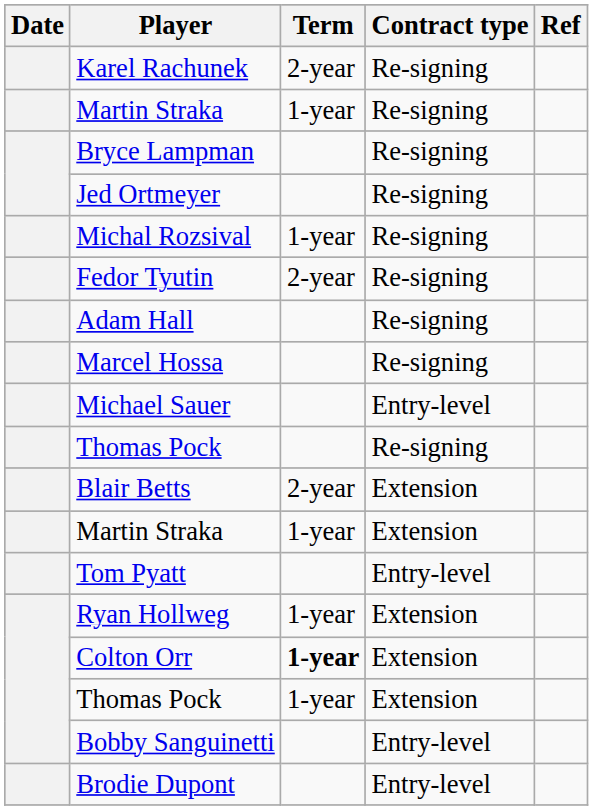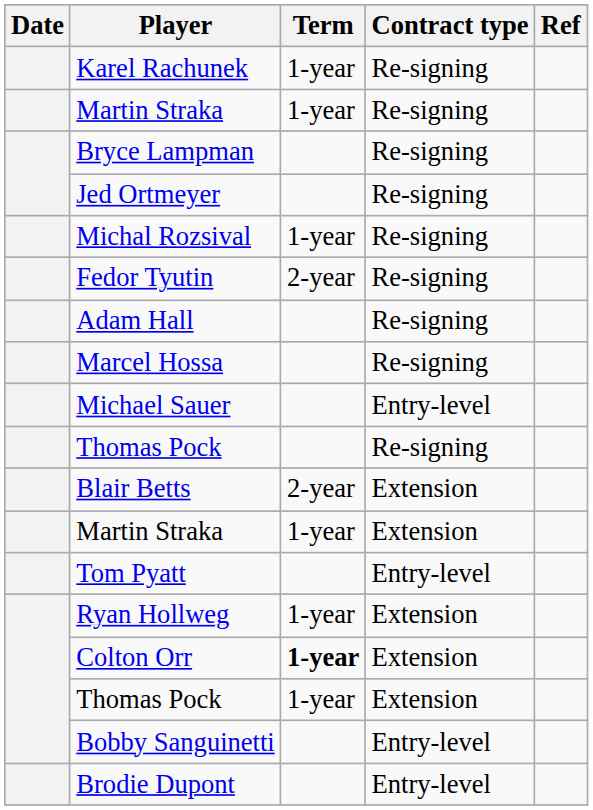(321, 67) 2-year -> (321, 67) 1-year
